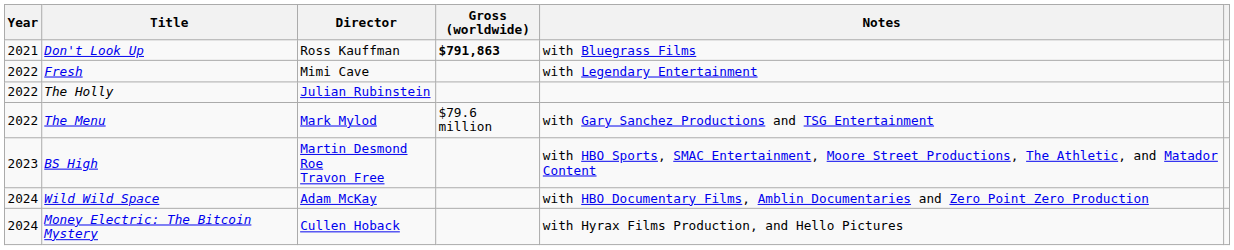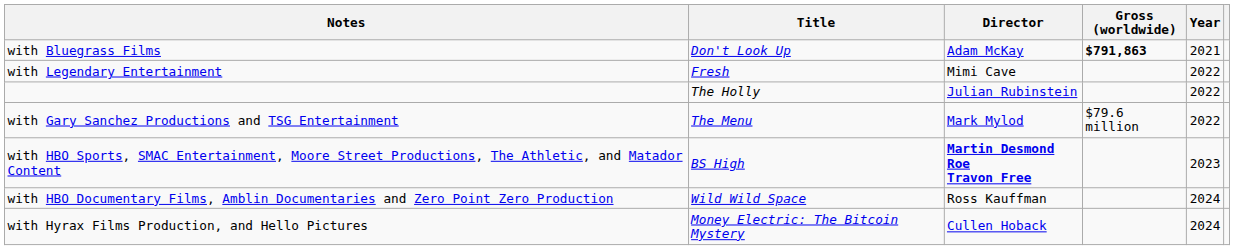columns swapped: (23, 22) <-> (882, 22)
(350, 50) Ross Kauffman -> (985, 50) Adam McKay
(354, 163) normal -> (1001, 163) bold
(338, 198) Adam McKay -> (997, 198) Ross Kauffman
